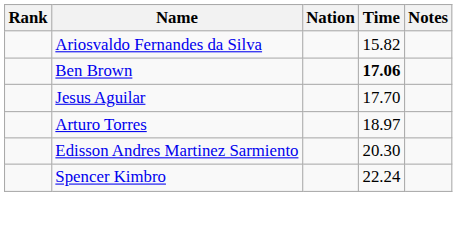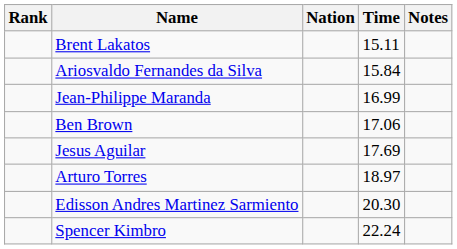+ row: (103, 44)
(381, 44) 15.82 -> (381, 71) 15.84
+ row: (133, 97)
(381, 71) bold -> (381, 124) normal
(381, 97) 17.70 -> (381, 151) 17.69
